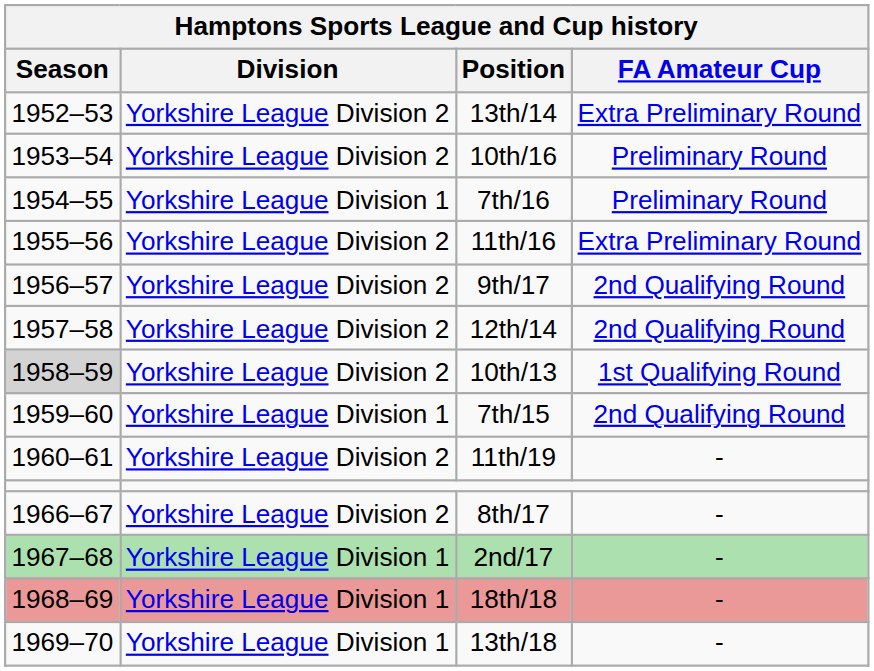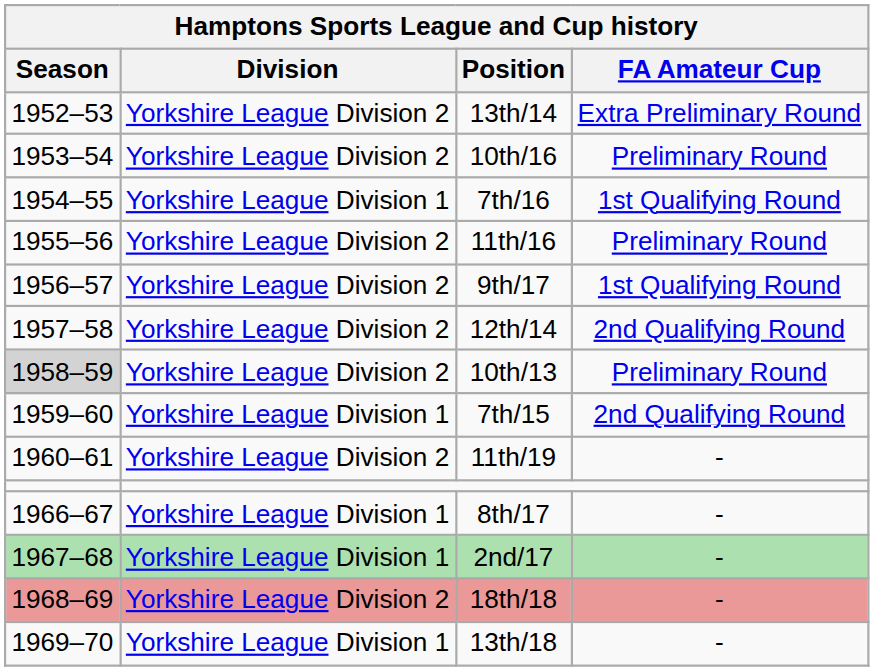(719, 199) Preliminary Round -> (719, 199) 1st Qualifying Round
(719, 242) Extra Preliminary Round -> (719, 242) Preliminary Round
(719, 285) 2nd Qualifying Round -> (719, 285) 1st Qualifying Round
(719, 372) 1st Qualifying Round -> (719, 372) Preliminary Round
(288, 514) Yorkshire League Division 2 -> (288, 514) Yorkshire League Division 1
(288, 600) Yorkshire League Division 1 -> (288, 600) Yorkshire League Division 2
